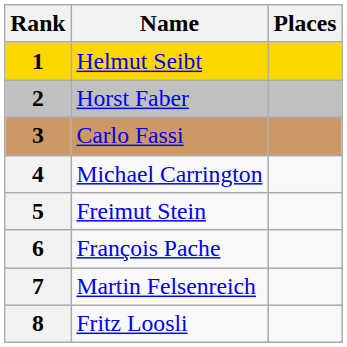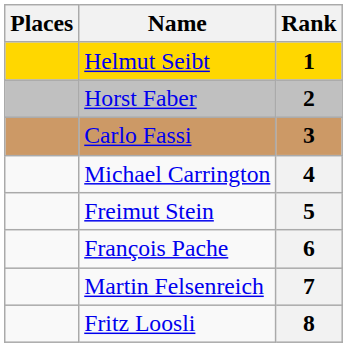columns swapped: (38, 23) <-> (305, 23)
